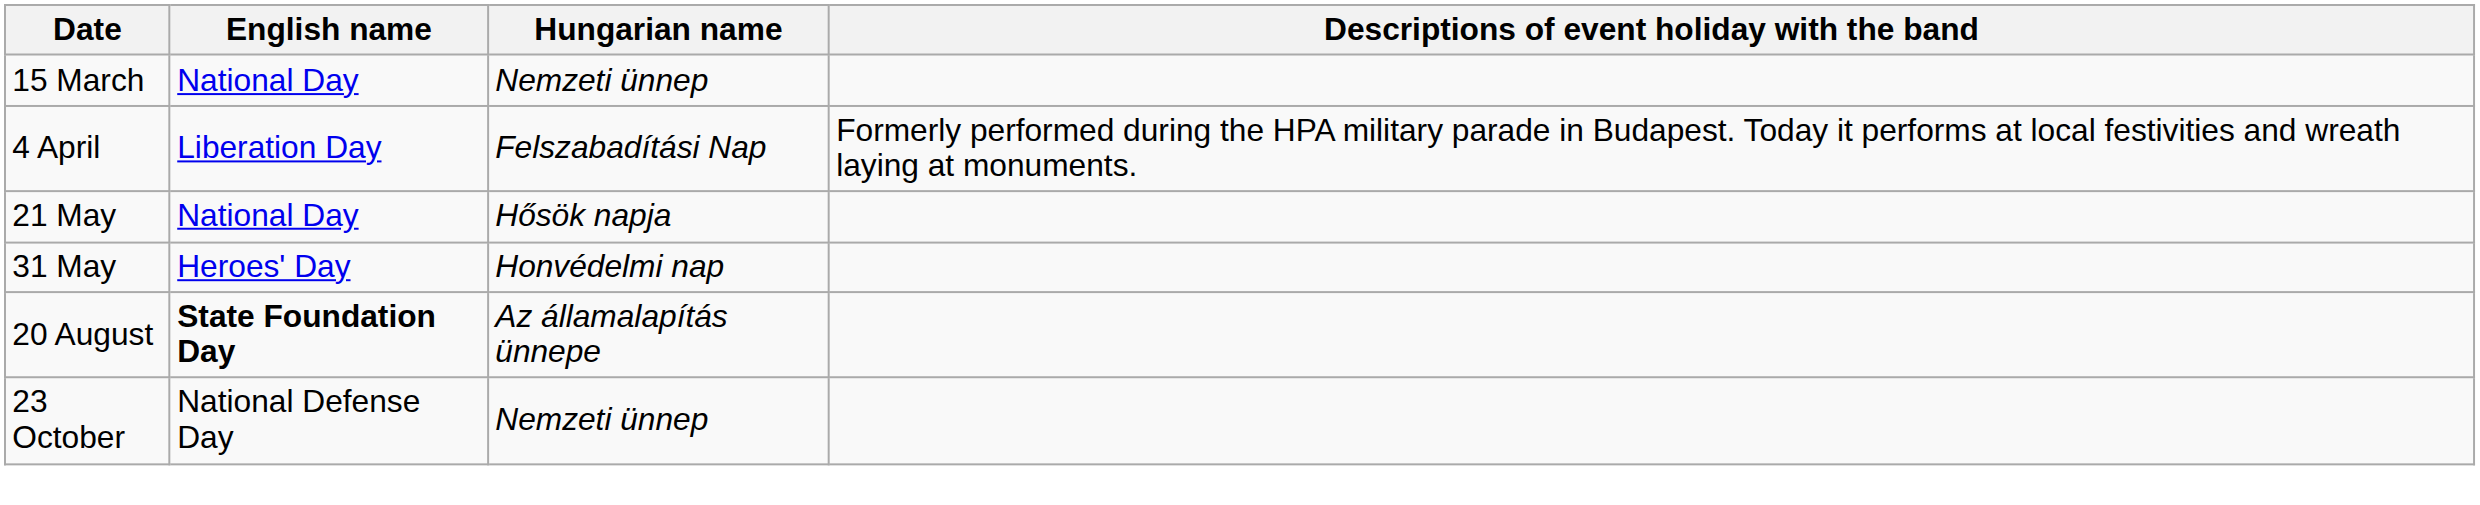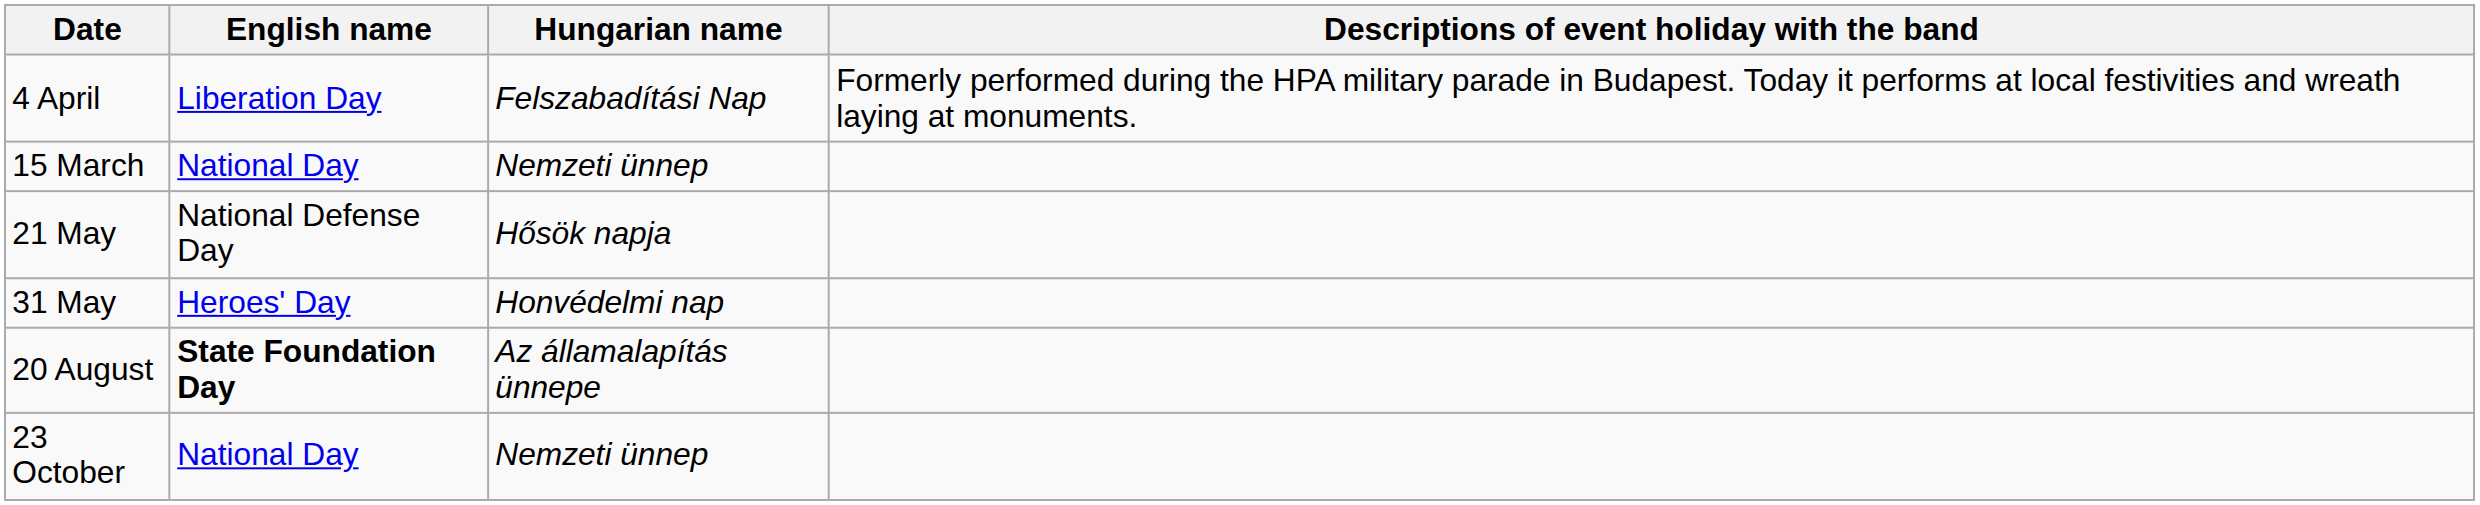rows swapped: (78, 79) <-> (56, 147)
(268, 215) National Day -> (299, 233) National Defense Day
(299, 420) National Defense Day -> (268, 455) National Day
